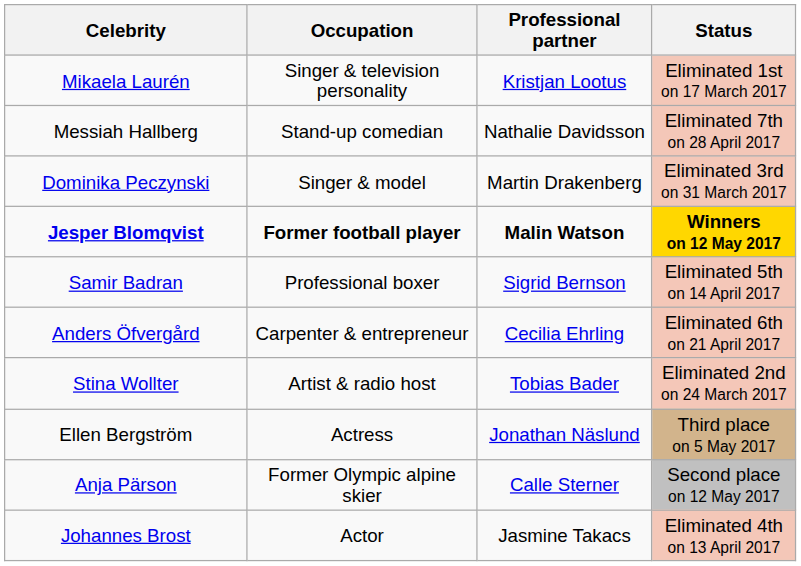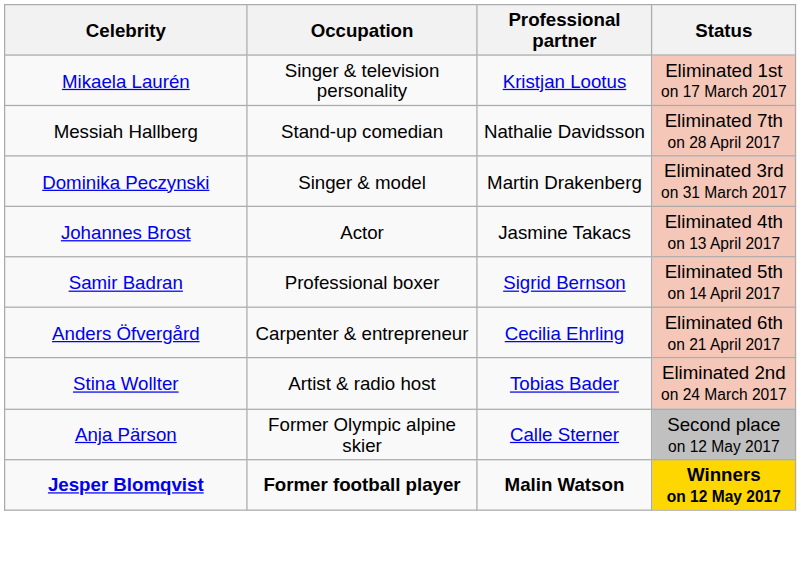rows swapped: (126, 535) <-> (126, 232)
- row: (126, 434)
